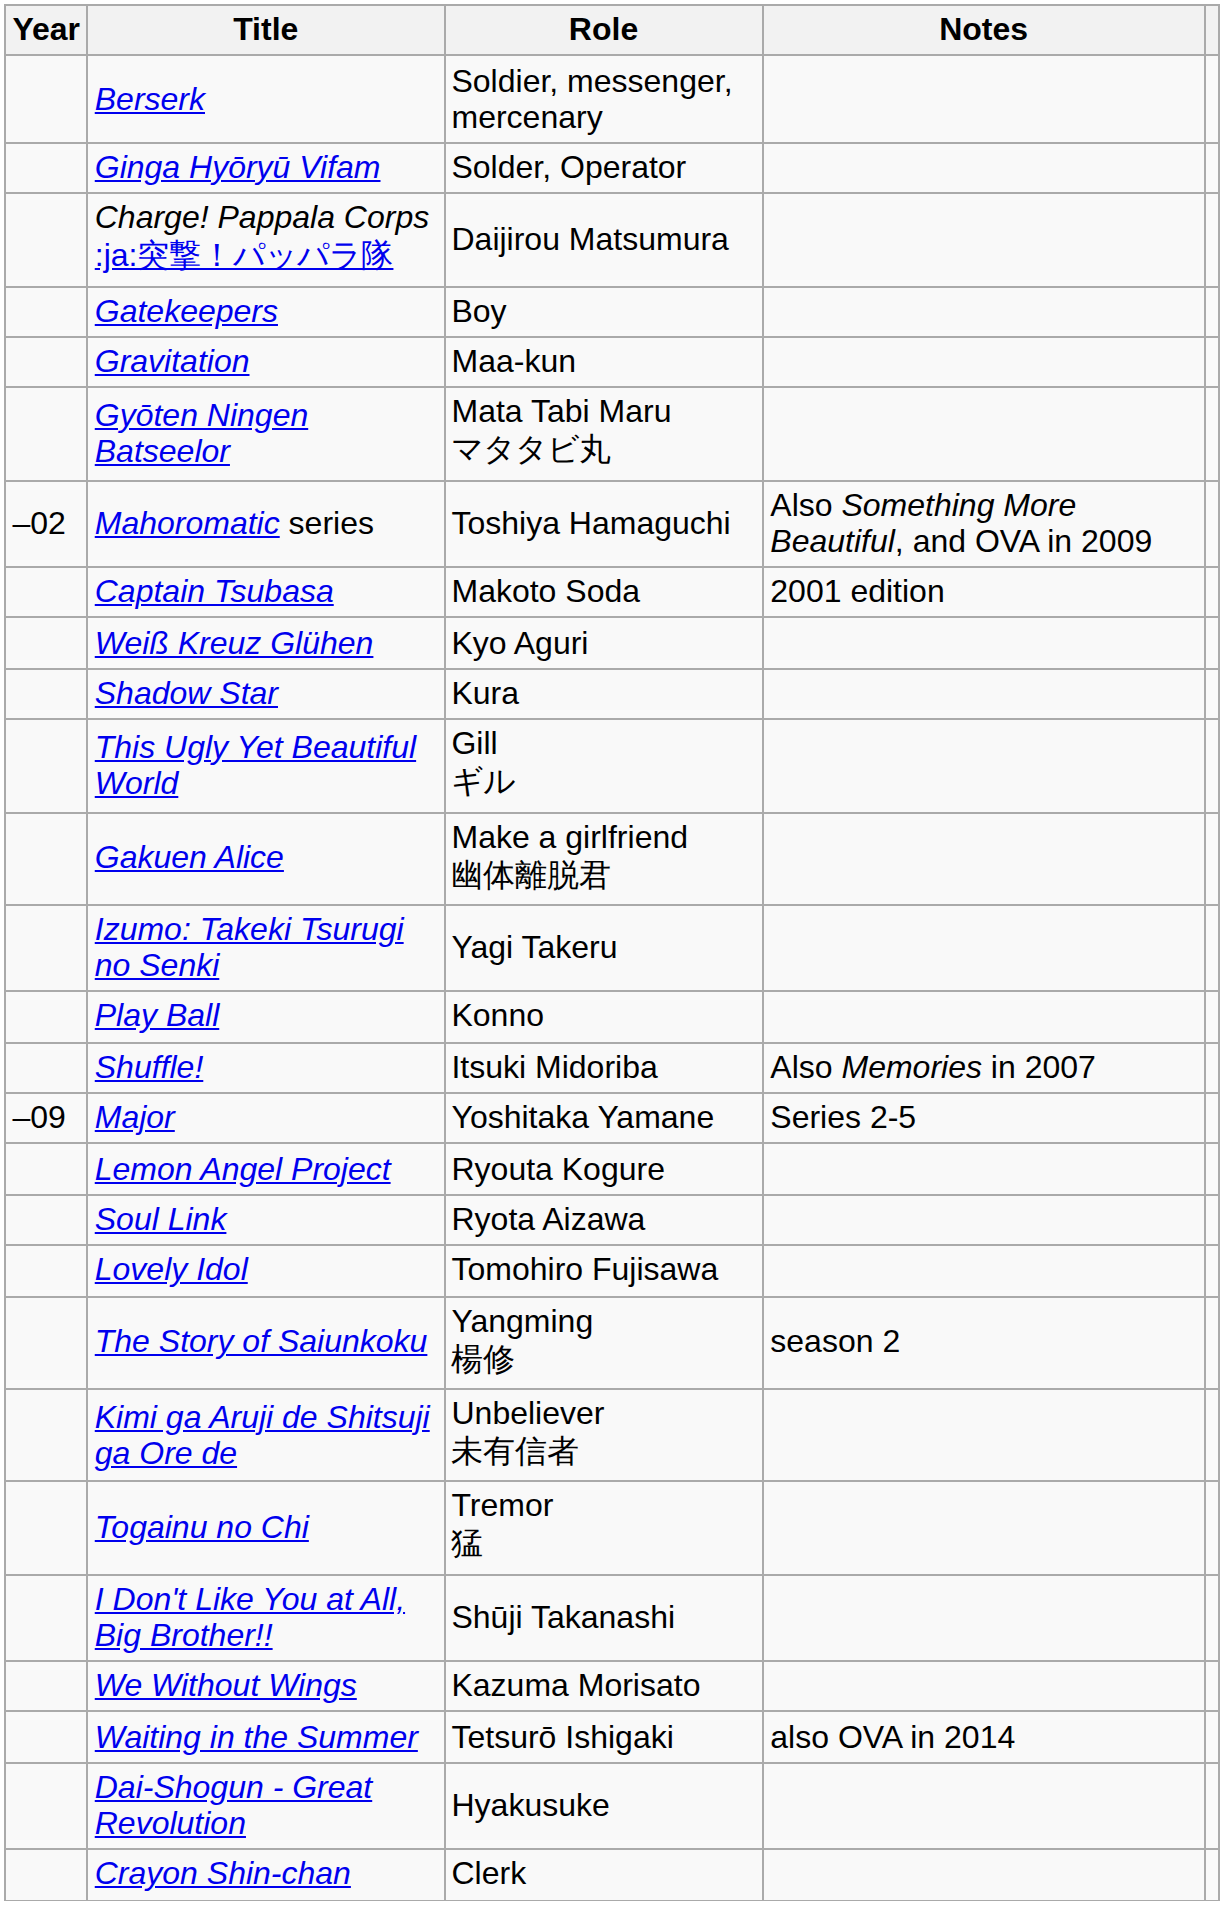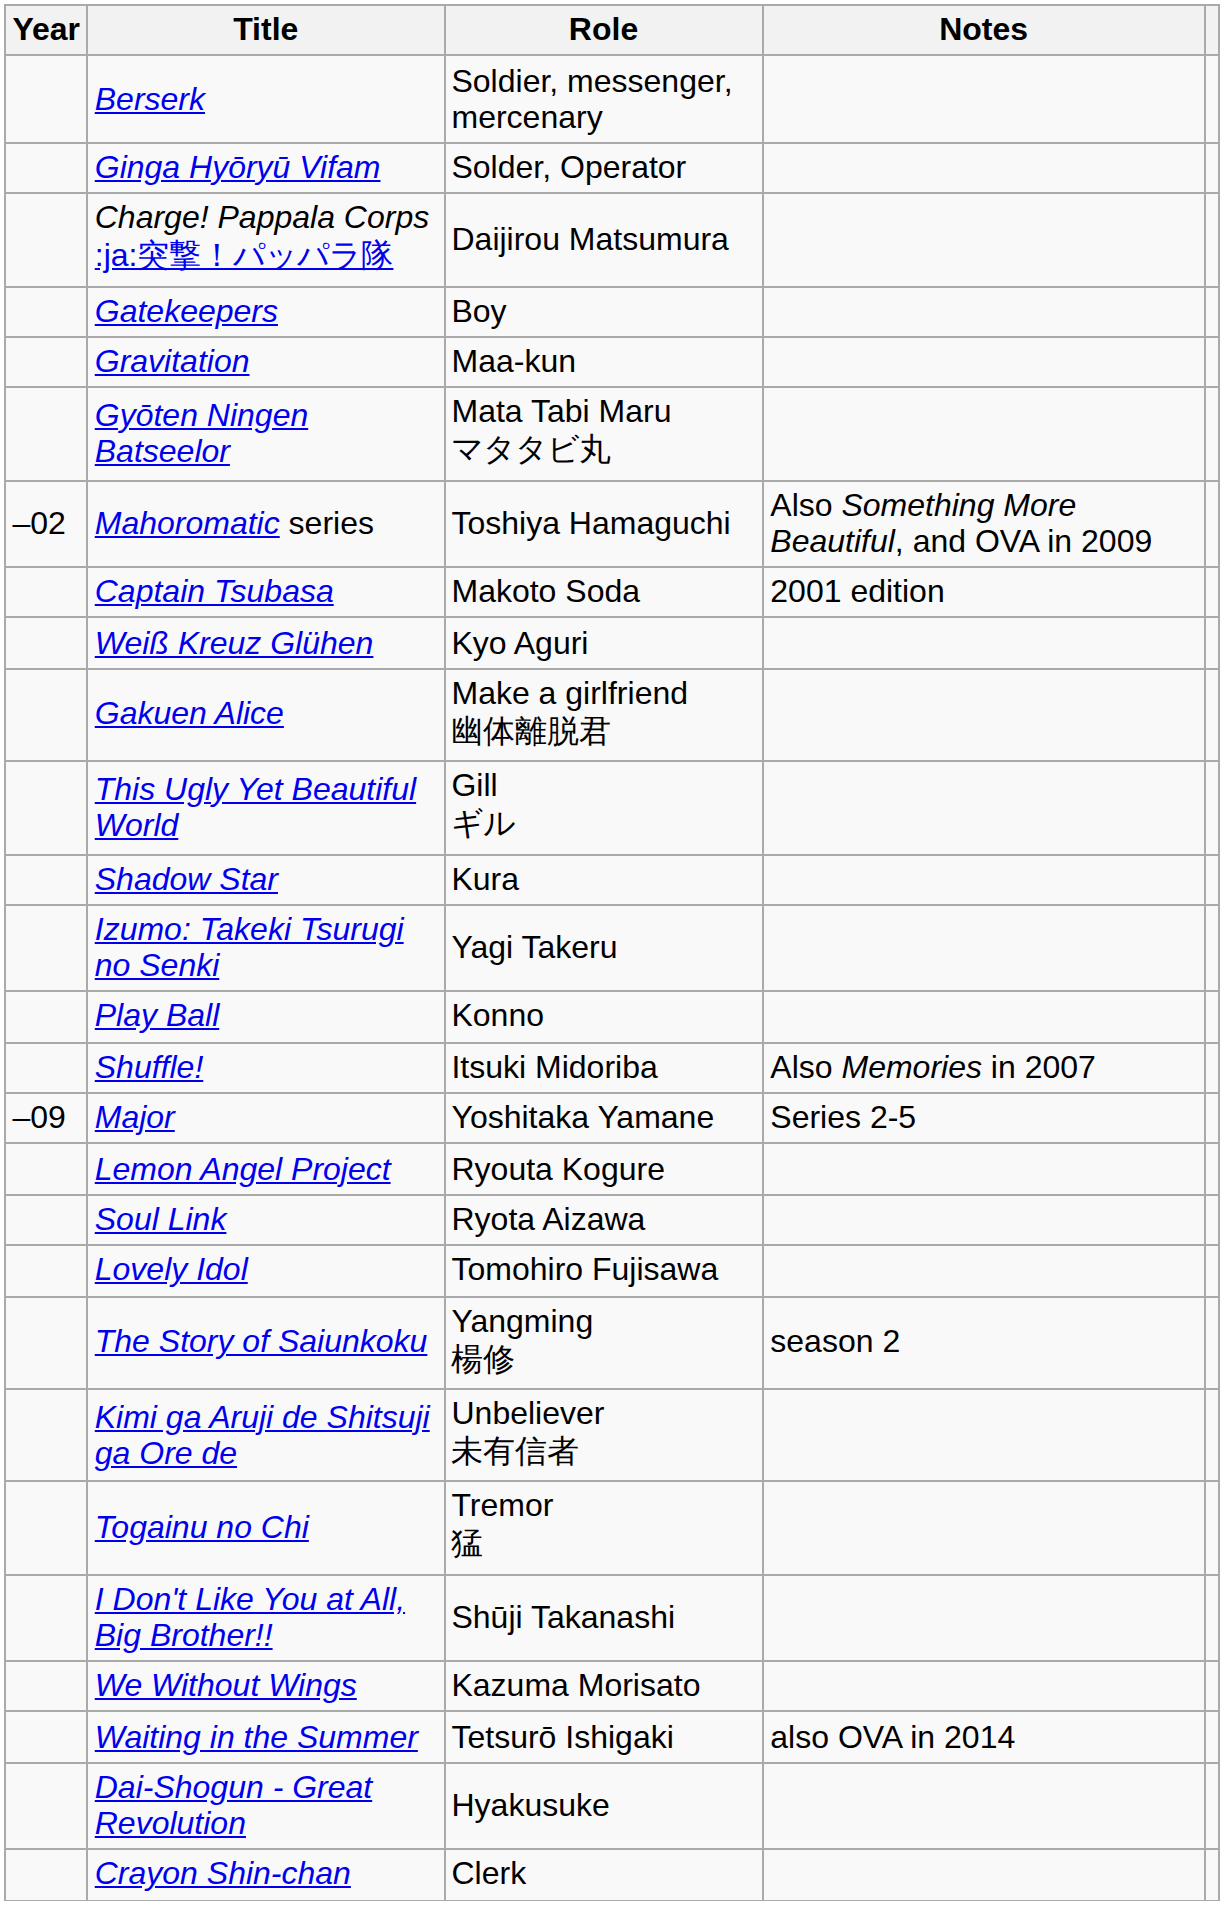rows swapped: (186, 693) <-> (189, 857)
